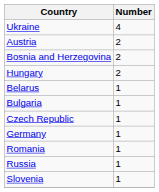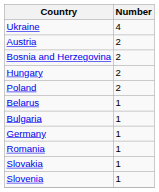+ row: (21, 88)
- row: (40, 118)
- row: (21, 164)
+ row: (25, 164)
